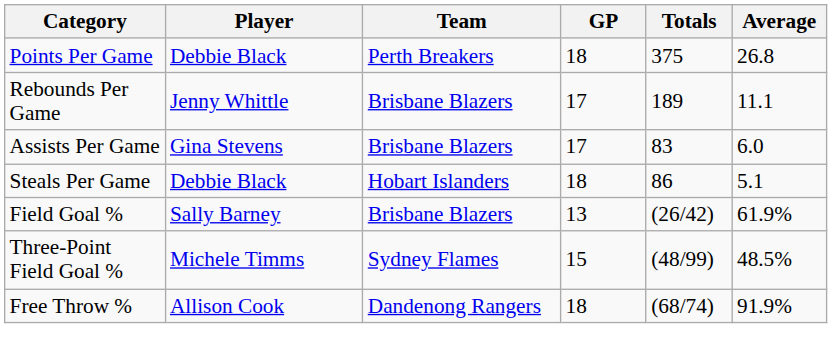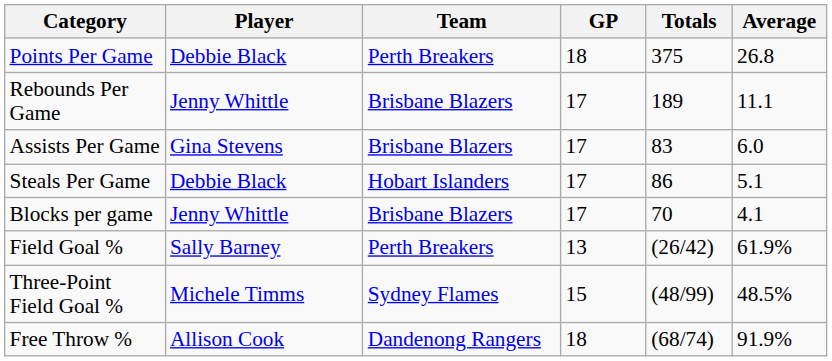(576, 180) 18 -> (576, 180) 17
+ row: (81, 214)
(440, 214) Brisbane Blazers -> (431, 247) Perth Breakers
